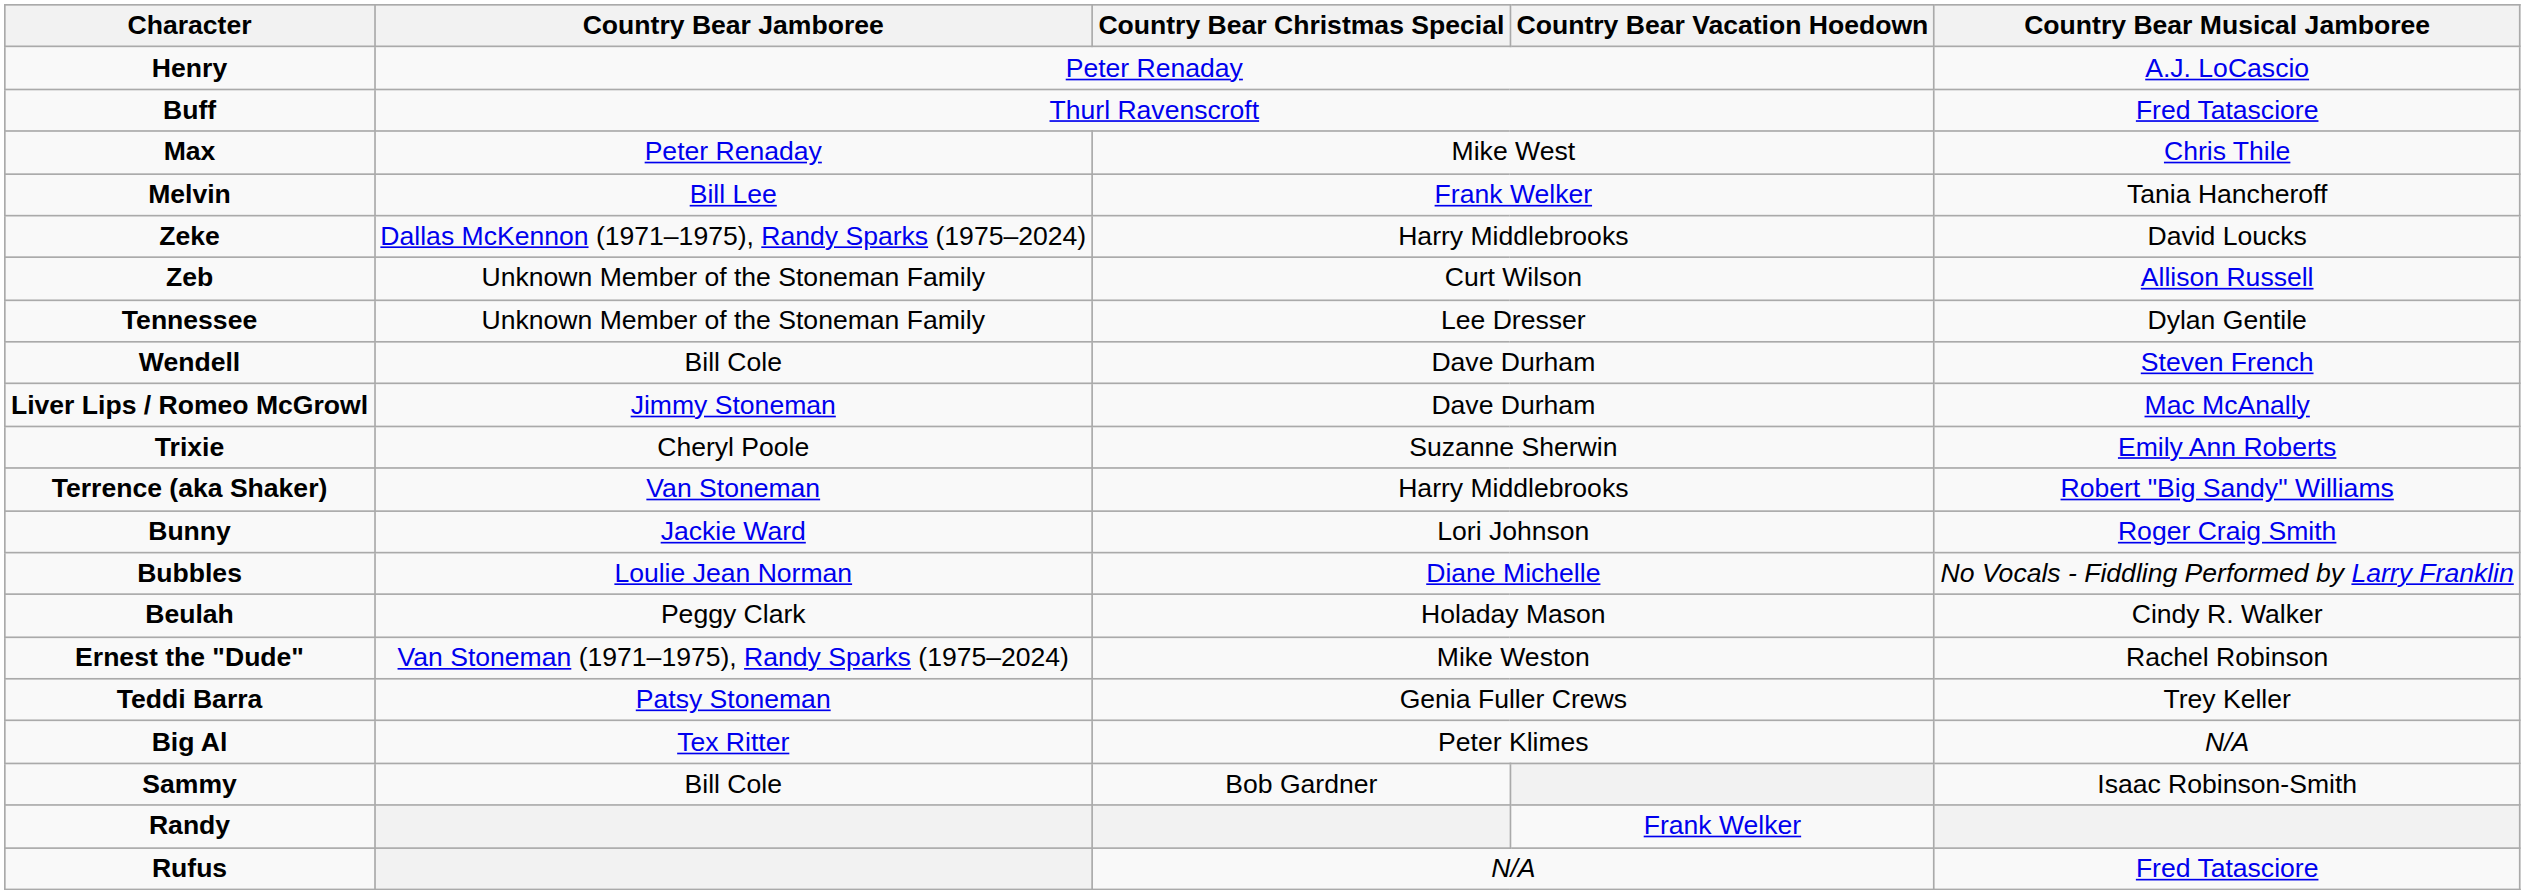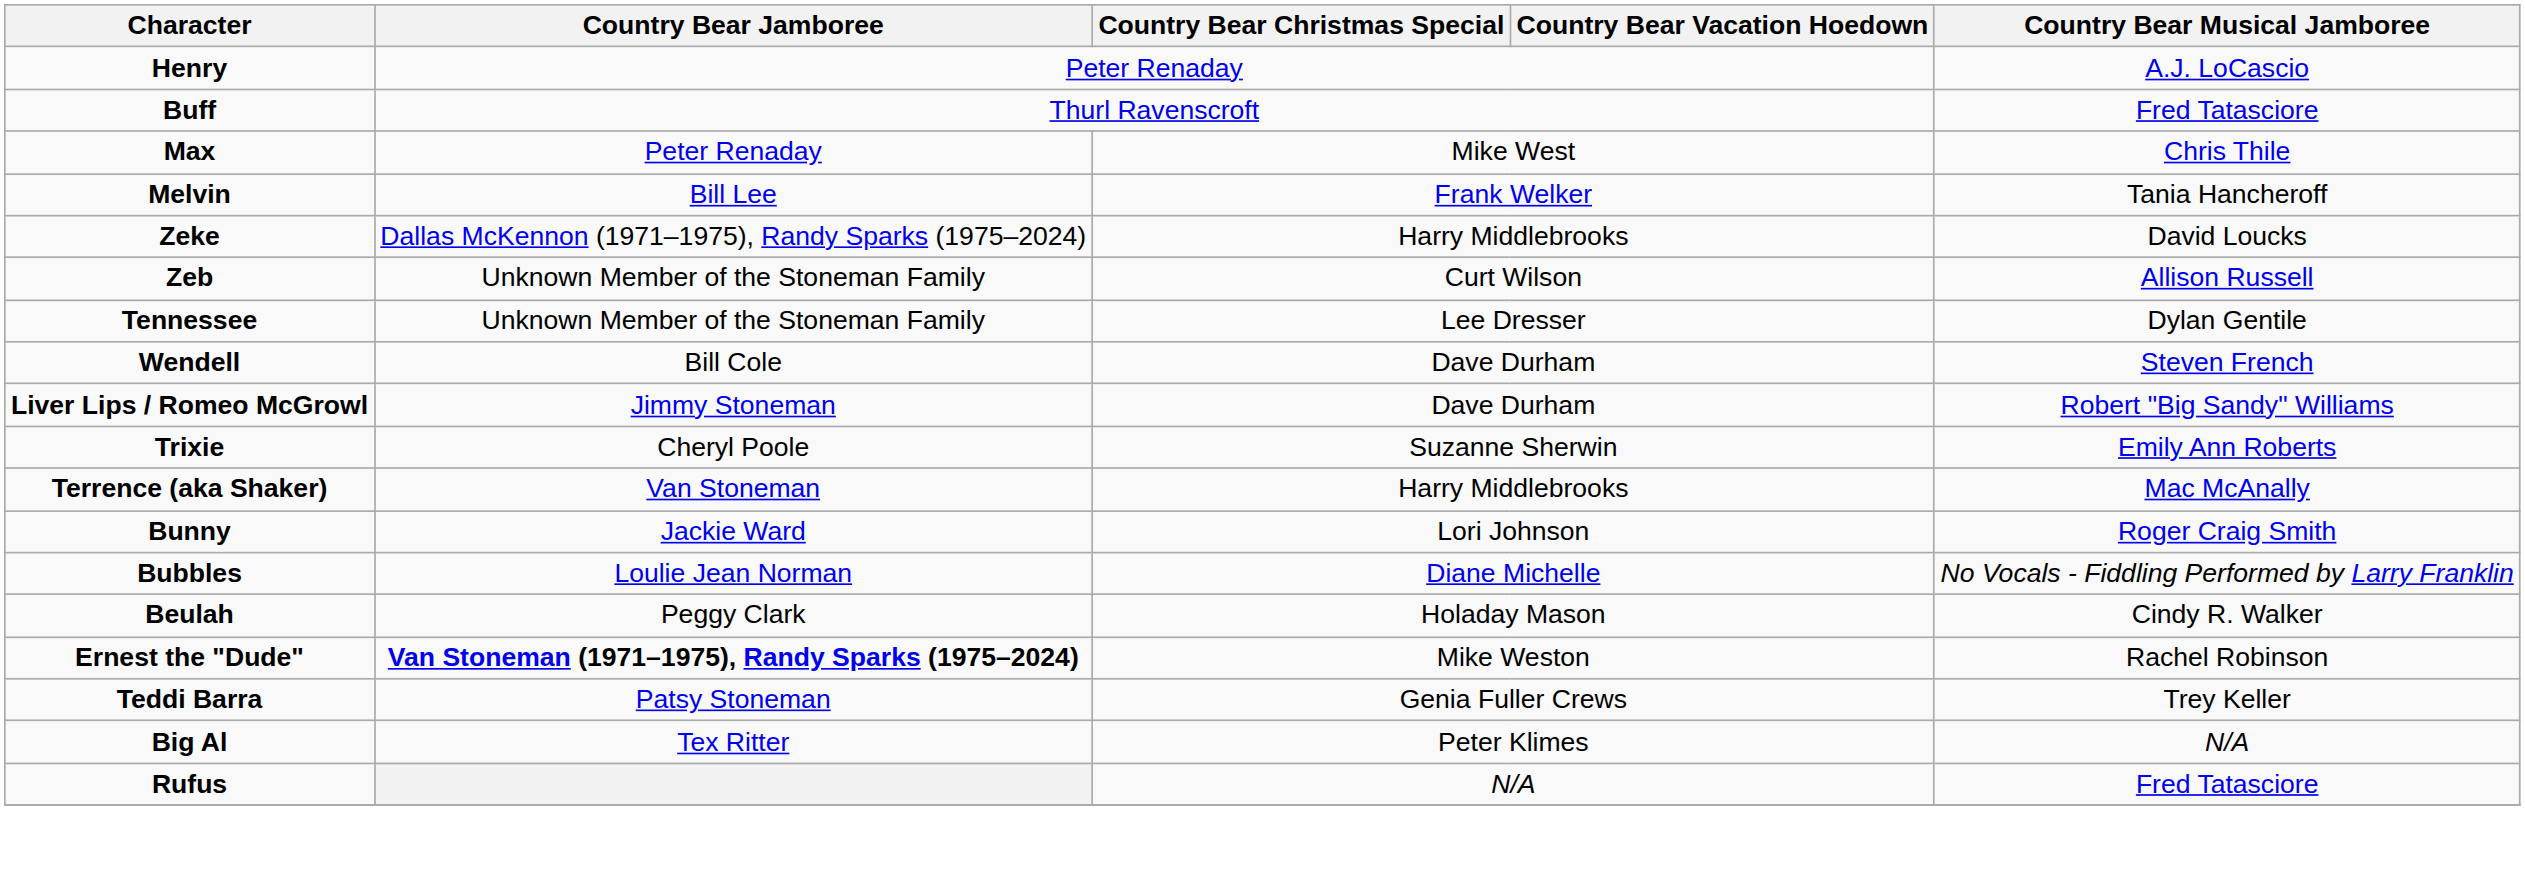(2227, 404) Mac McAnally -> (2227, 404) Robert "Big Sandy" Williams
(2227, 488) Robert "Big Sandy" Williams -> (2227, 488) Mac McAnally
(733, 657) normal -> (733, 657) bold
- row: (190, 783)
- row: (190, 825)
